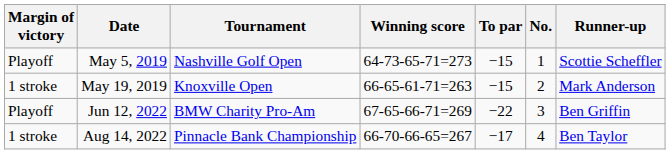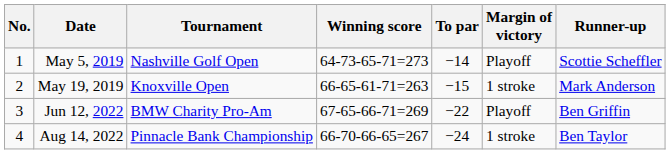columns swapped: (541, 26) <-> (41, 26)
(501, 60) −15 -> (457, 60) −14
(501, 136) −17 -> (457, 136) −24
